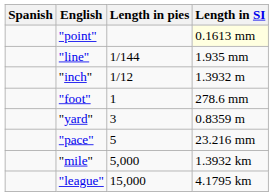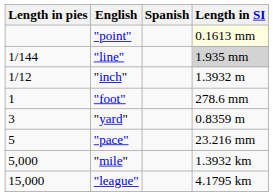columns swapped: (31, 15) <-> (150, 15)
(222, 56) no background -> (222, 56) lightgrey background
